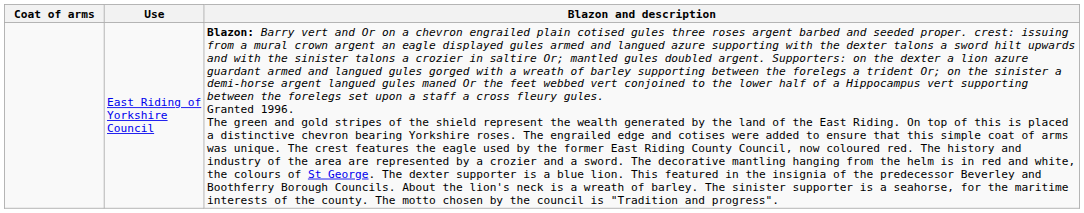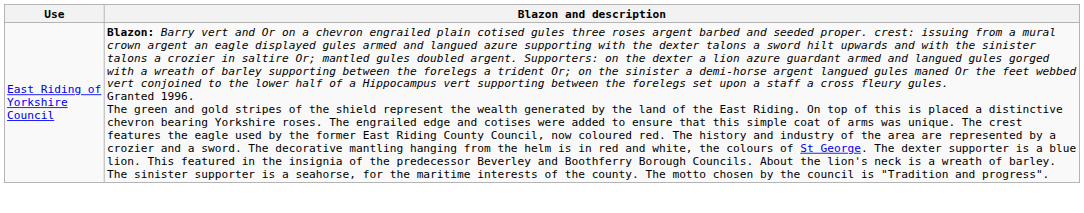- column: (54, 14)
